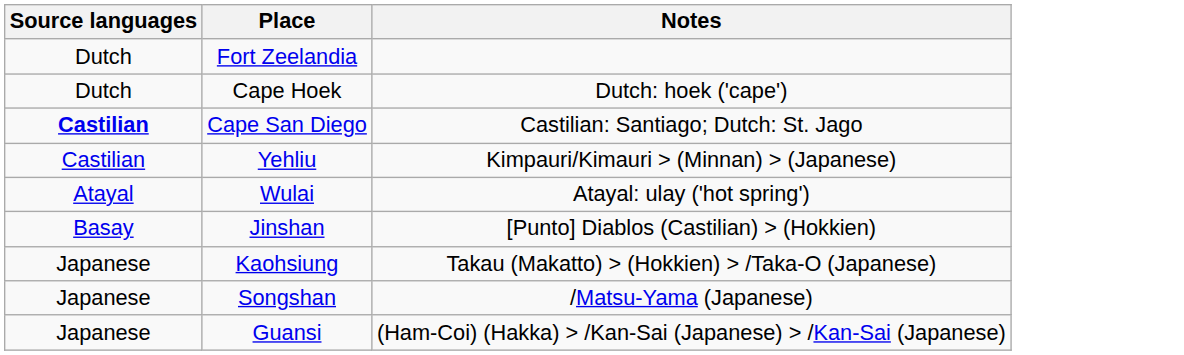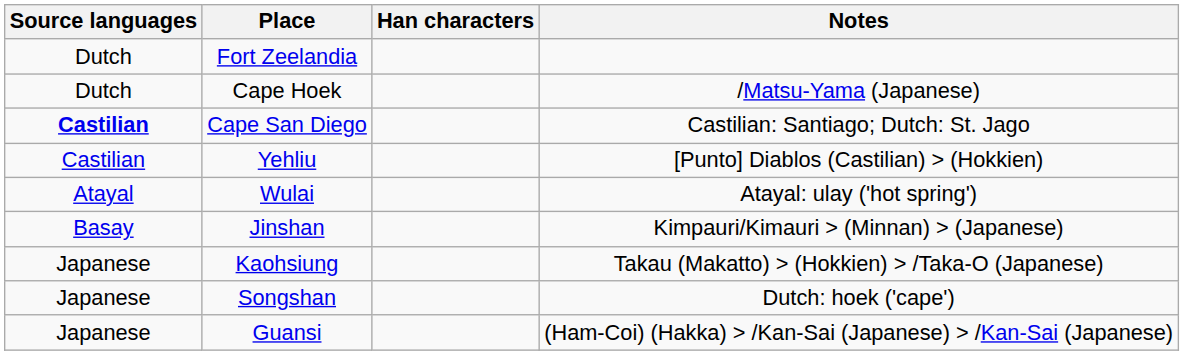+ column: (456, 21)
(691, 90) Dutch: hoek ('cape') -> (859, 90) /Matsu-Yama (Japanese)
(691, 159) Kimpauri/Kimauri > (Minnan) > (Japanese) -> (859, 159) [Punto] Diablos (Castilian) > (Hokkien)
(691, 228) [Punto] Diablos (Castilian) > (Hokkien) -> (859, 228) Kimpauri/Kimauri > (Minnan) > (Japanese)
(691, 297) /Matsu-Yama (Japanese) -> (859, 297) Dutch: hoek ('cape')
